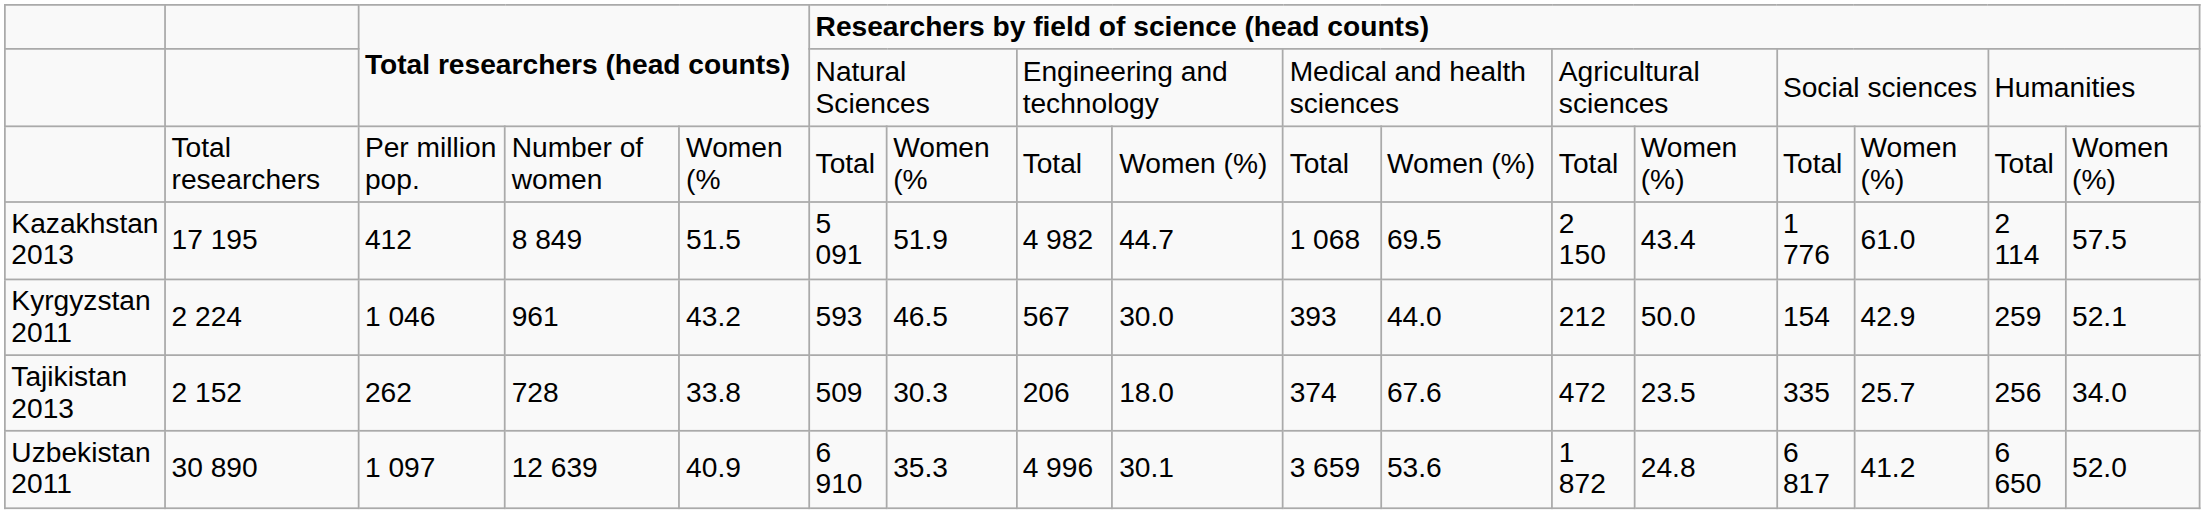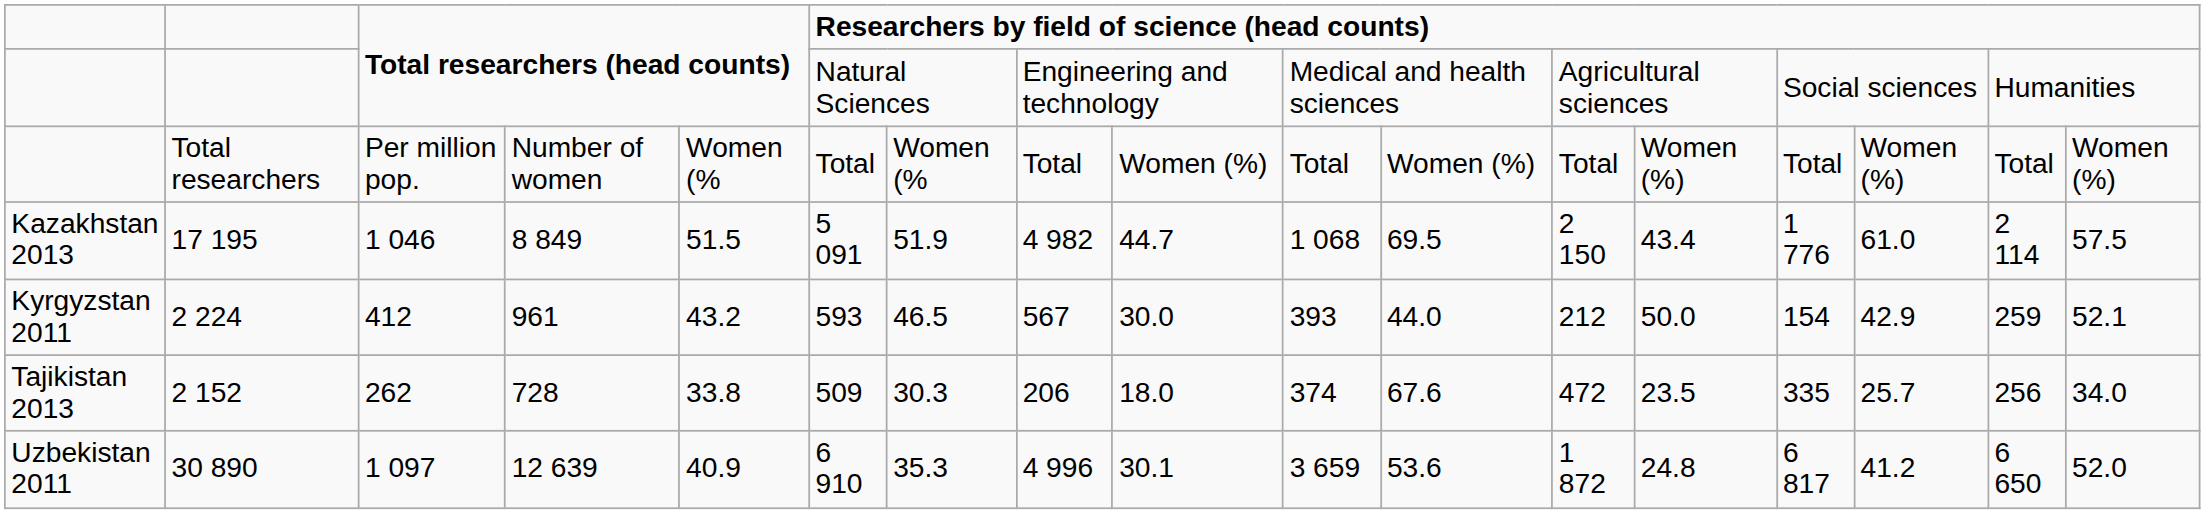(388, 240) 412 -> (400, 240) 1 046
(400, 316) 1 046 -> (388, 316) 412
